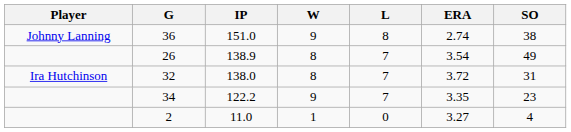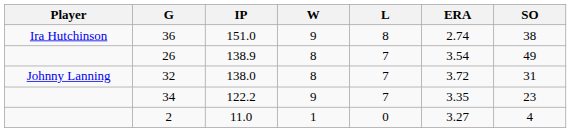(69, 35) Johnny Lanning -> (69, 35) Ira Hutchinson
(69, 76) Ira Hutchinson -> (69, 76) Johnny Lanning
